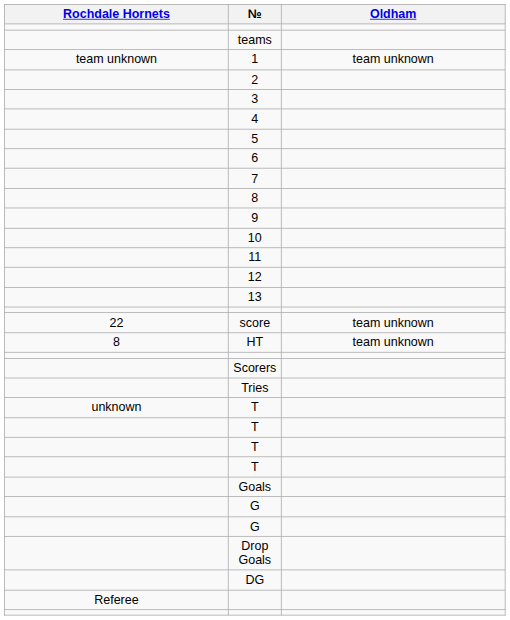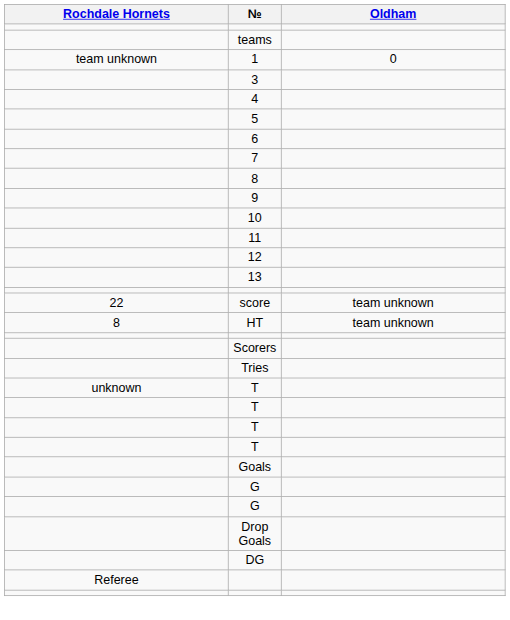(393, 59) team unknown -> (393, 59) 0
- row: (116, 79)
